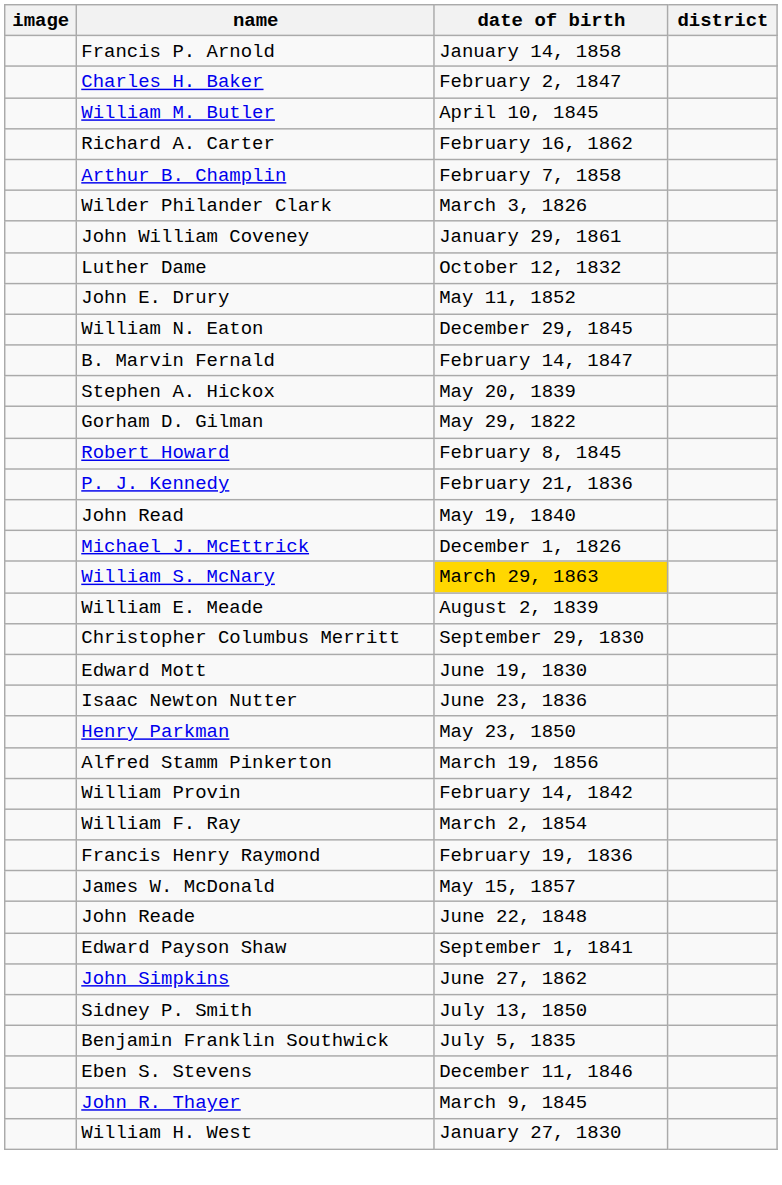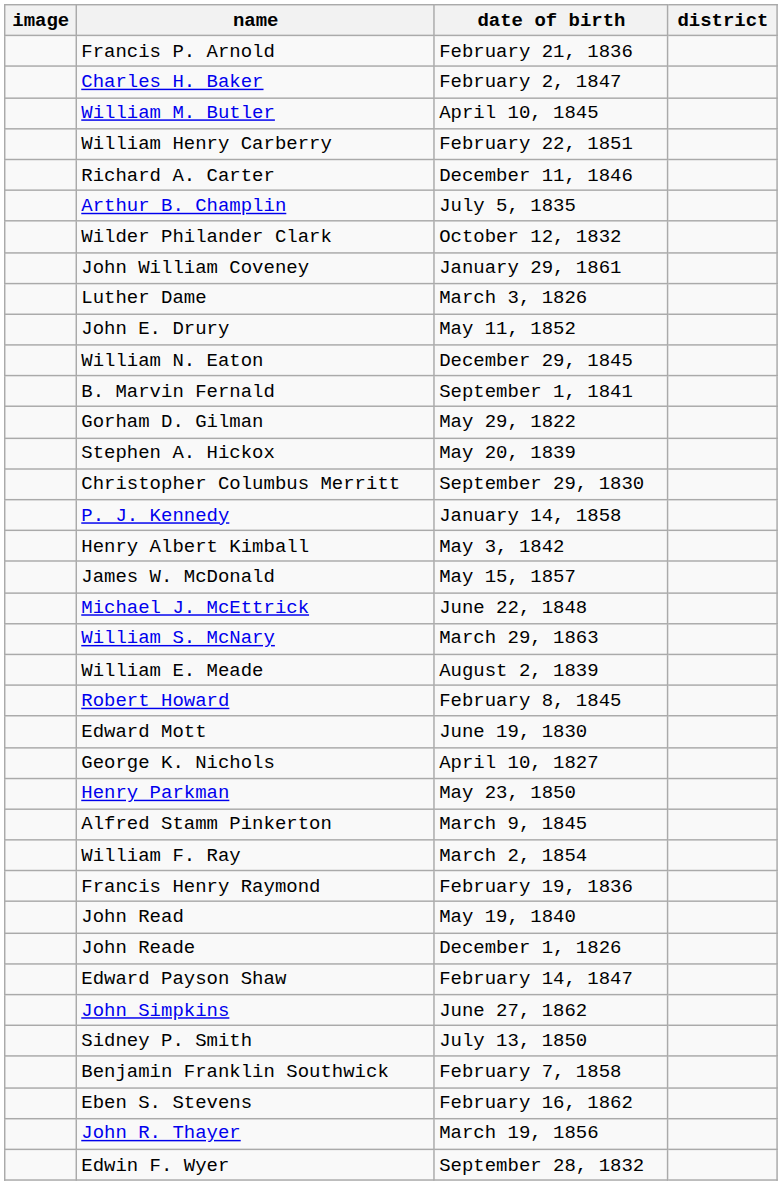(530, 51) January 14, 1858 -> (536, 51) February 21, 1836
+ row: (207, 144)
(536, 144) February 16, 1862 -> (536, 175) December 11, 1846
(530, 175) February 7, 1858 -> (508, 206) July 5, 1835
(513, 206) March 3, 1826 -> (530, 237) October 12, 1832
(530, 268) October 12, 1832 -> (513, 299) March 3, 1826
(536, 360) February 14, 1847 -> (536, 391) September 1, 1841
rows swapped: (172, 422) <-> (178, 391)
rows swapped: (155, 453) <-> (241, 639)
(536, 484) February 21, 1836 -> (530, 515) January 14, 1858
+ row: (195, 546)
rows swapped: (178, 886) <-> (133, 515)
(530, 546) December 1, 1826 -> (513, 608) June 22, 1848
(519, 577) gold background -> (519, 639) no background
+ row: (178, 763)
- row: (189, 701)
(519, 763) March 19, 1856 -> (513, 824) March 9, 1845
- row: (161, 794)
(513, 917) June 22, 1848 -> (530, 948) December 1, 1826
(536, 948) September 1, 1841 -> (536, 979) February 14, 1847
(508, 1041) July 5, 1835 -> (530, 1072) February 7, 1858
(536, 1072) December 11, 1846 -> (536, 1103) February 16, 1862
(513, 1103) March 9, 1845 -> (519, 1134) March 19, 1856
- row: (167, 1134)
+ row: (155, 1165)
